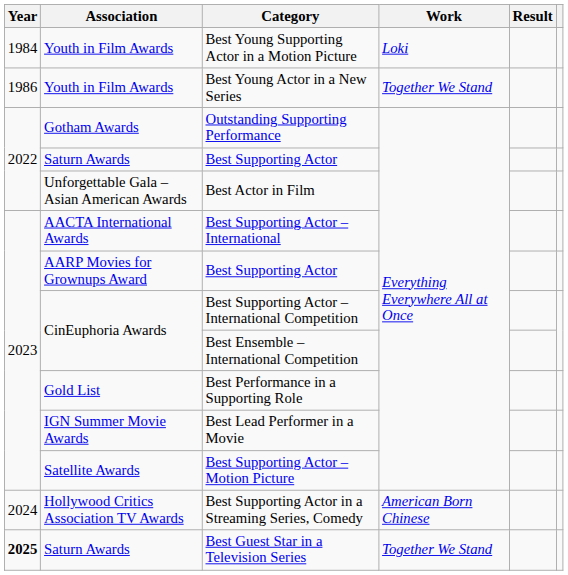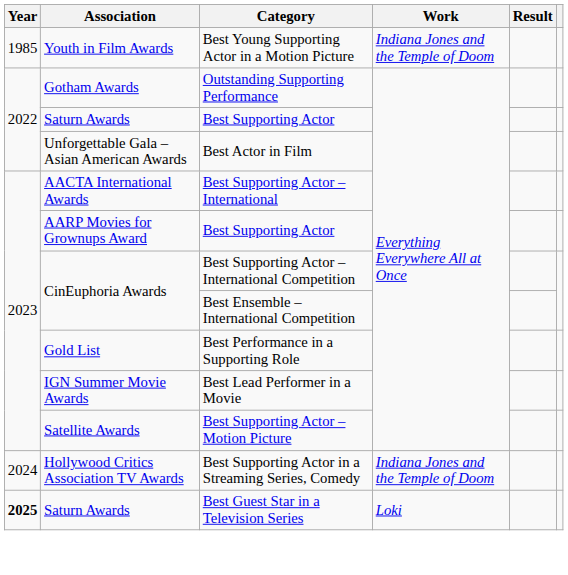(23, 47) 1984 -> (23, 47) 1985
(395, 47) Loki -> (435, 47) Indiana Jones and the Temple of Doom
- row: (109, 87)
(427, 510) American Born Chinese -> (435, 470) Indiana Jones and the Temple of Doom
(437, 550) Together We Stand -> (389, 510) Loki
